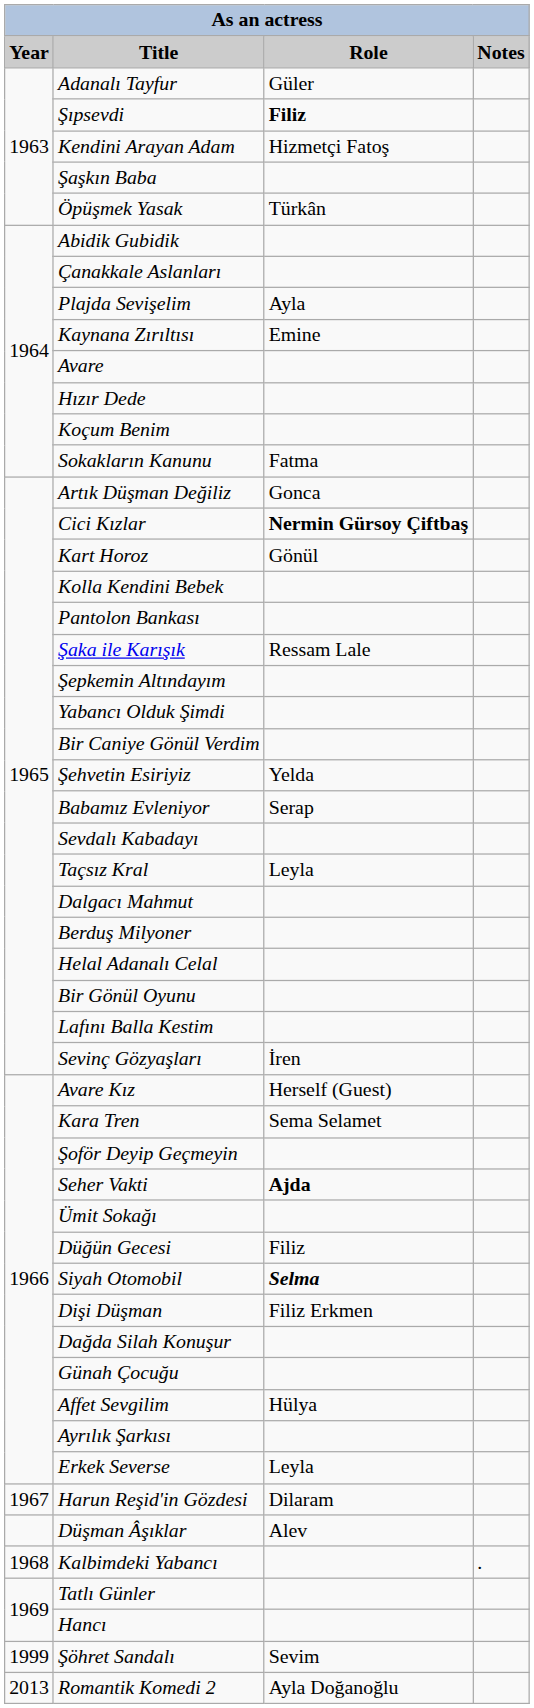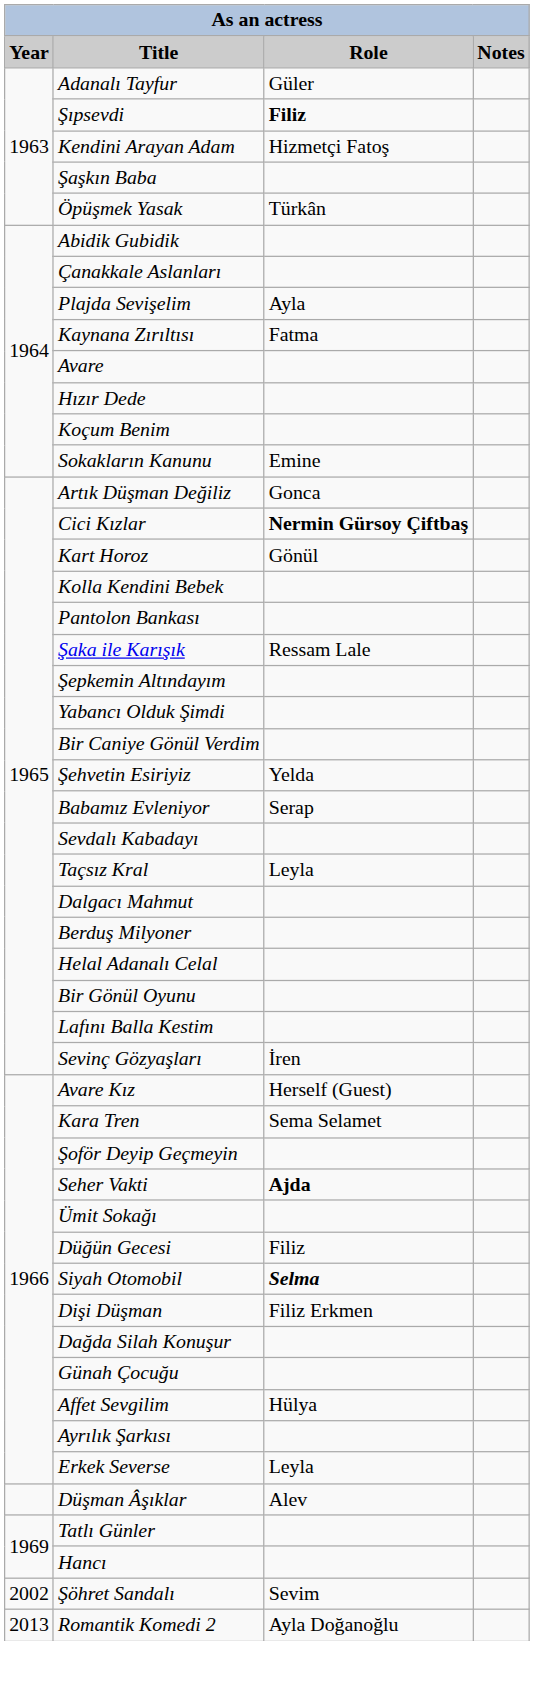(295, 334) Emine -> (293, 334) Fatma
(293, 460) Fatma -> (295, 460) Emine
- row: (153, 1499)
- row: (138, 1562)
(29, 1656) 1999 -> (29, 1593) 2002
